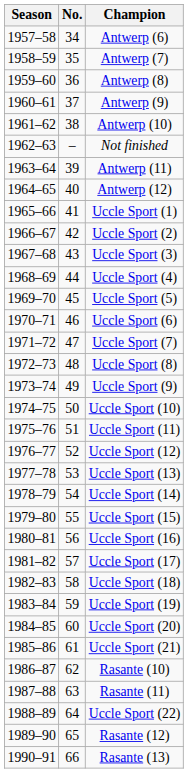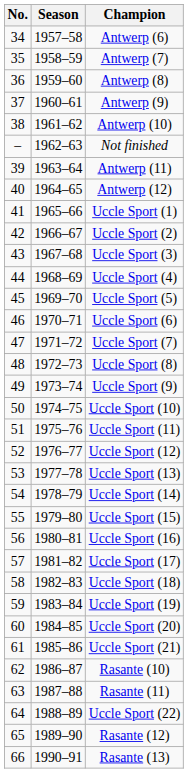columns swapped: (72, 15) <-> (32, 15)
